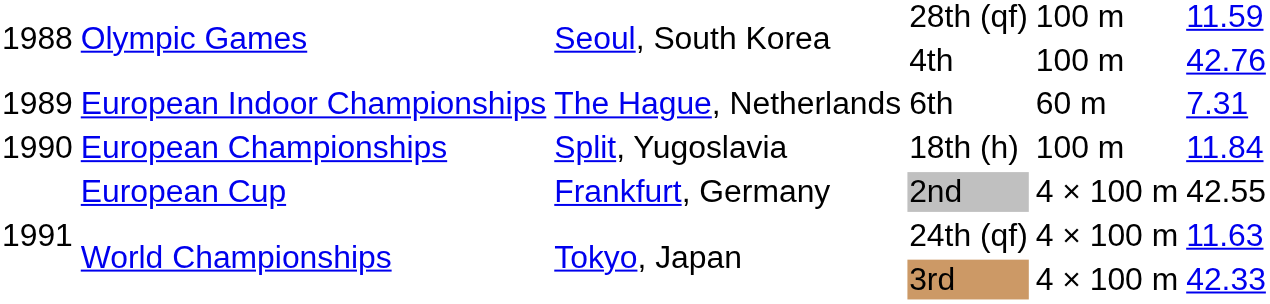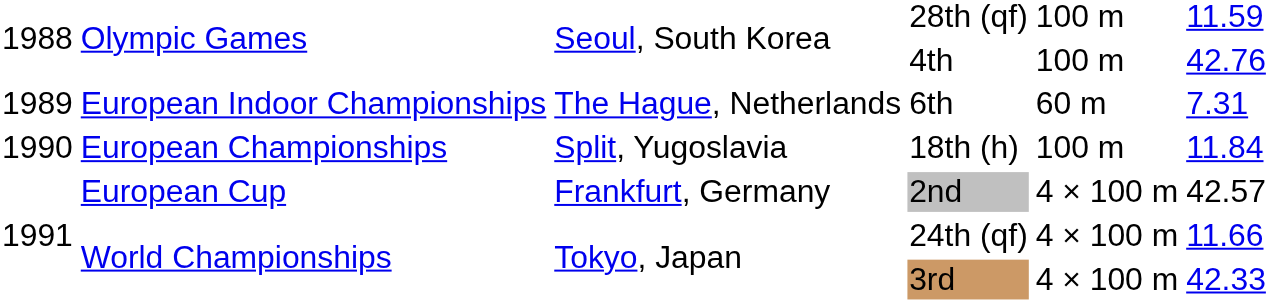(1226, 191) 42.55 -> (1226, 191) 42.57
(1225, 235) 11.63 -> (1225, 235) 11.66
